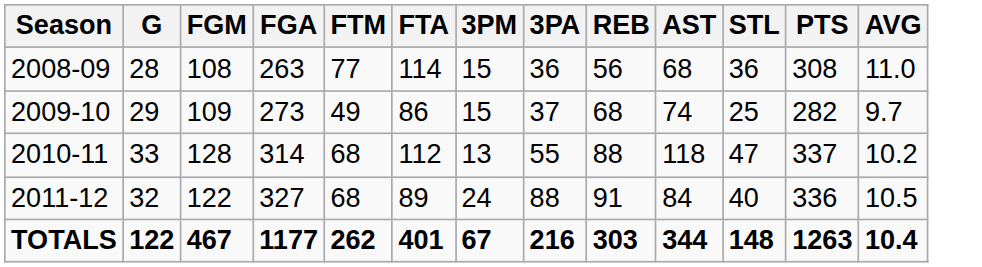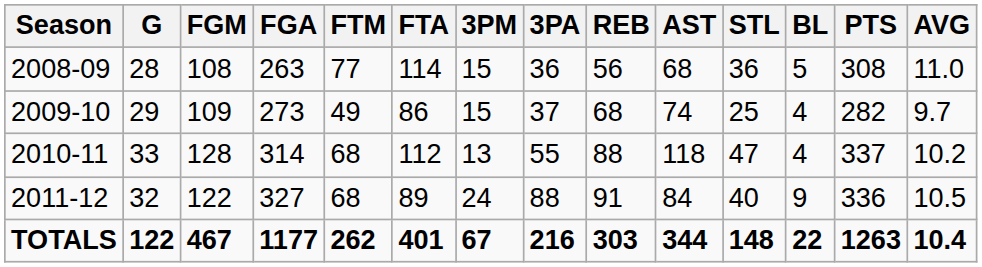+ column: (810, 25)
